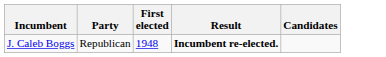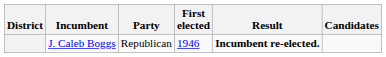+ column: (25, 25)
(147, 43) 1948 -> (188, 43) 1946
